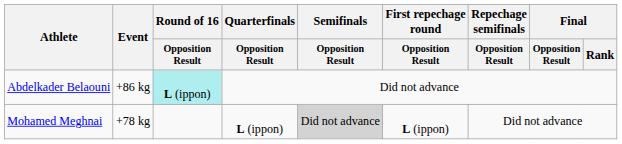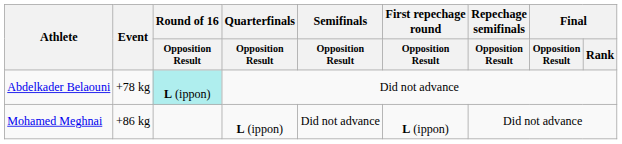(133, 87) +86 kg -> (133, 87) +78 kg
(133, 122) +78 kg -> (133, 122) +86 kg
(340, 122) lightgrey background -> (340, 122) no background
